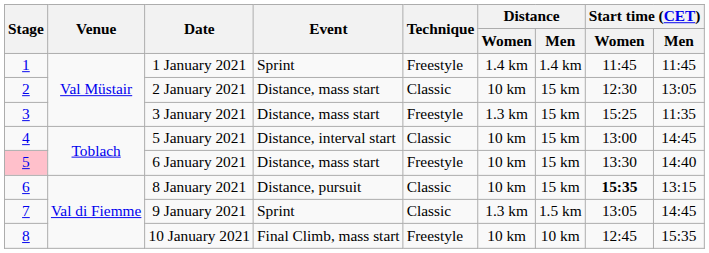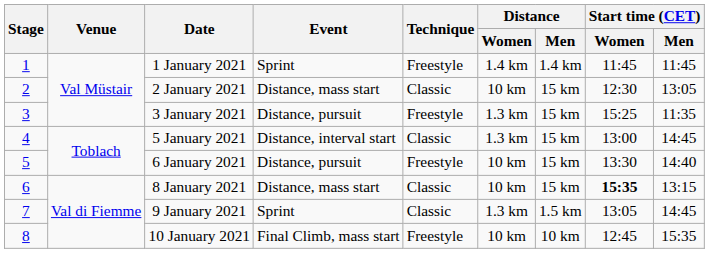(318, 114) Distance, mass start -> (309, 114) Distance, pursuit
(507, 138) 10 km -> (507, 138) 1.3 km
(26, 162) pink background -> (26, 162) no background
(318, 162) Distance, mass start -> (309, 162) Distance, pursuit
(309, 187) Distance, pursuit -> (318, 187) Distance, mass start
